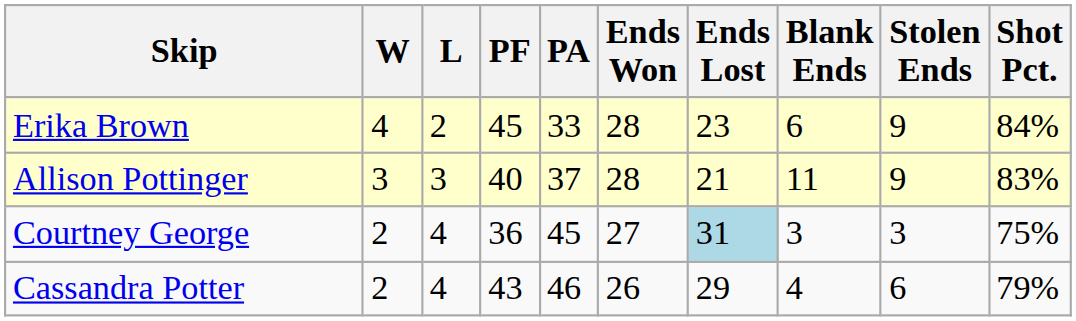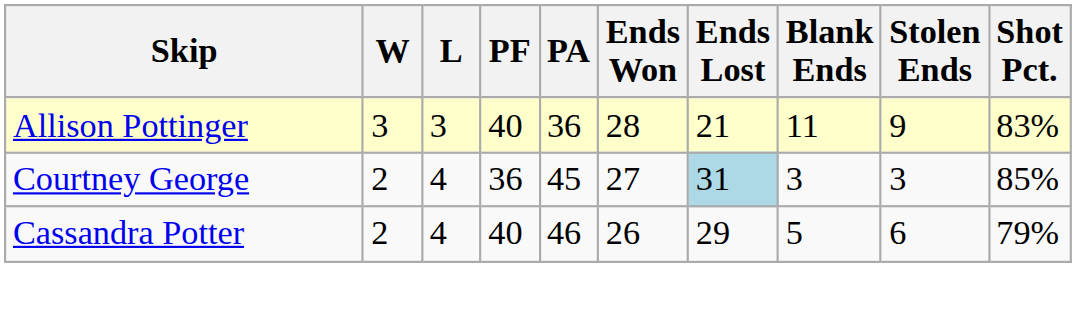- row: (101, 124)
(564, 178) 37 -> (564, 124) 36
(1028, 233) 75% -> (1028, 178) 85%
(505, 287) 43 -> (505, 233) 40
(794, 287) 4 -> (794, 233) 5
